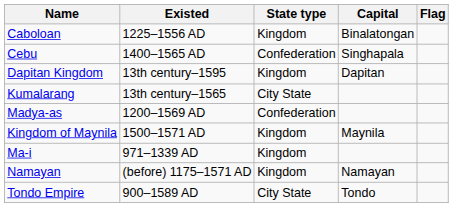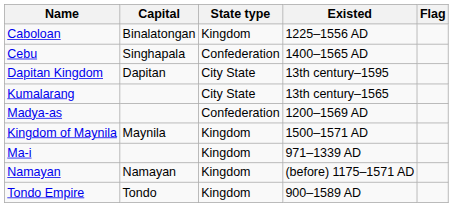columns swapped: (378, 14) <-> (187, 14)
(282, 73) Kingdom -> (228, 73) City State
(284, 192) City State -> (226, 192) Kingdom
